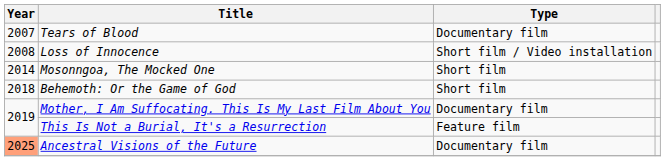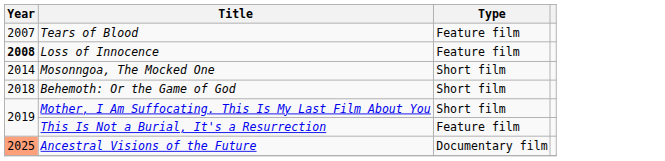(492, 33) Documentary film -> (478, 33) Feature film
(21, 52) normal -> (21, 52) bold
(544, 52) Short film / Video installation -> (478, 52) Feature film
(492, 108) Documentary film -> (471, 108) Short film
